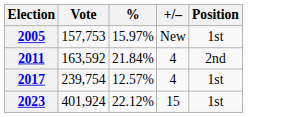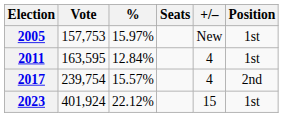+ column: (175, 15)
(84, 58) 163,592 -> (84, 58) 163,595
(133, 58) 21.84% -> (133, 58) 12.84%
(215, 58) 2nd -> (252, 58) 1st
(133, 79) 12.57% -> (133, 79) 15.57%
(215, 79) 1st -> (252, 79) 2nd
